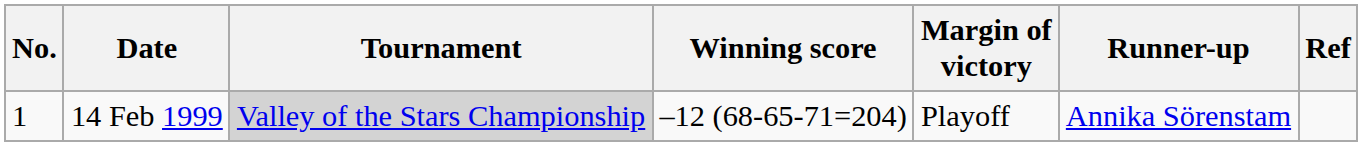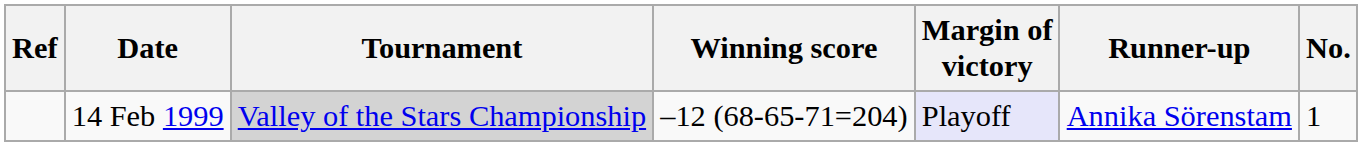columns swapped: (34, 47) <-> (1328, 47)
(965, 115) no background -> (966, 115) lavender background
